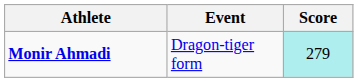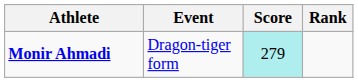+ column: (328, 18)
